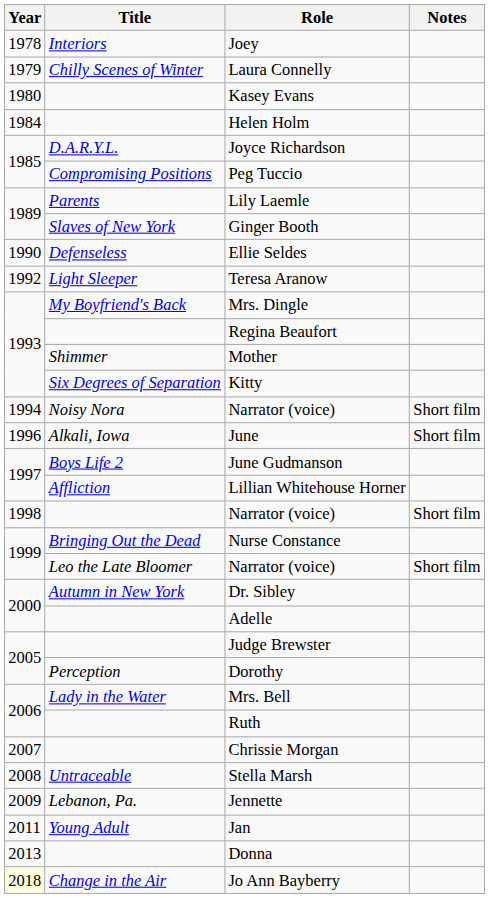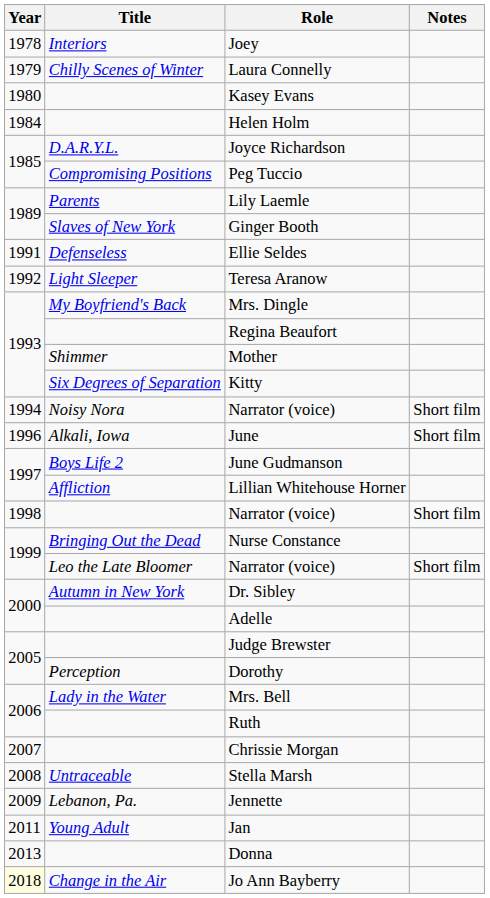(25, 252) 1990 -> (25, 252) 1991
